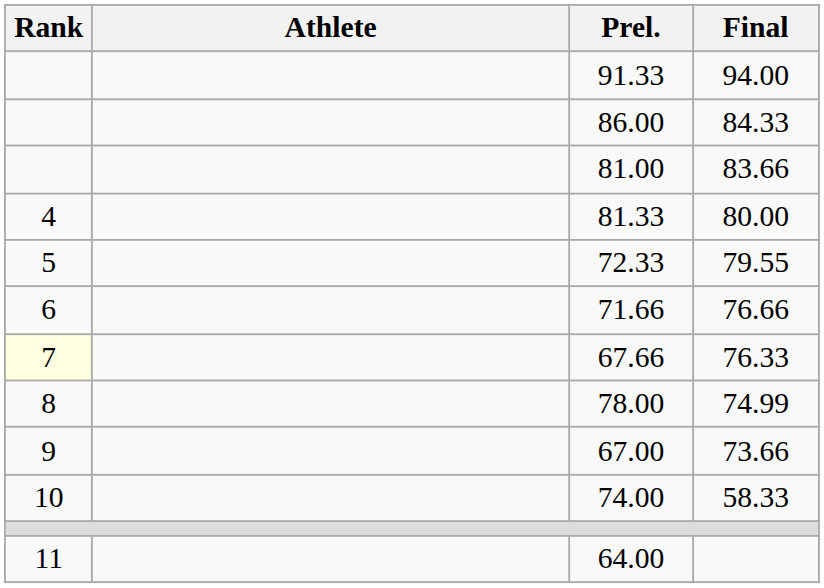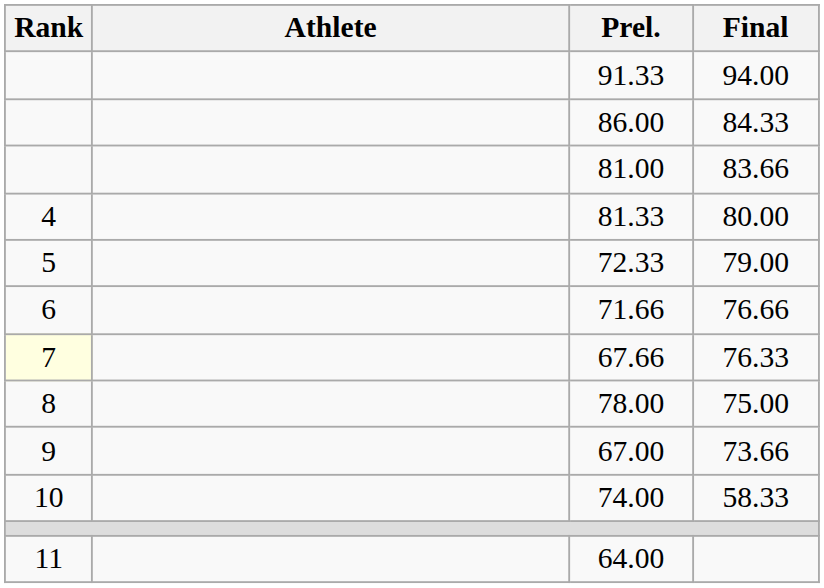(756, 262) 79.55 -> (756, 262) 79.00
(756, 403) 74.99 -> (756, 403) 75.00
